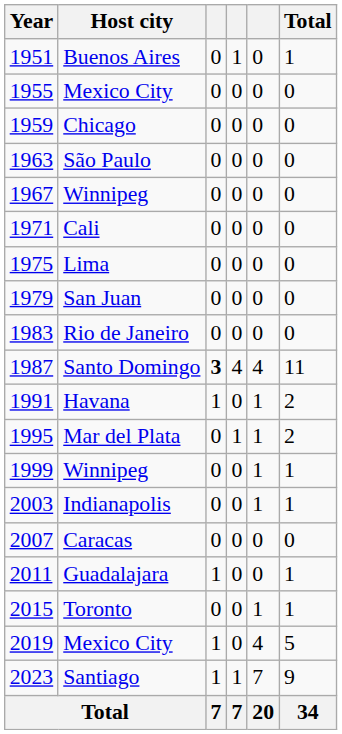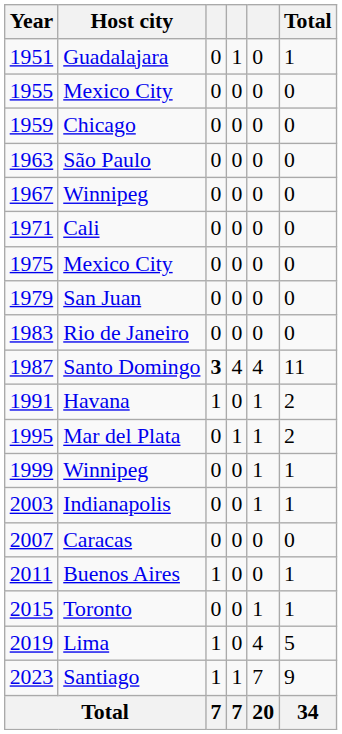(122, 56) Buenos Aires -> (116, 56) Guadalajara
(86, 263) Lima -> (118, 263) Mexico City
(116, 573) Guadalajara -> (122, 573) Buenos Aires
(118, 642) Mexico City -> (86, 642) Lima
